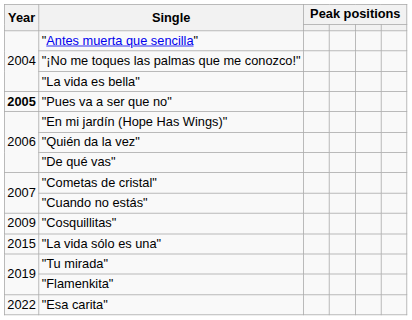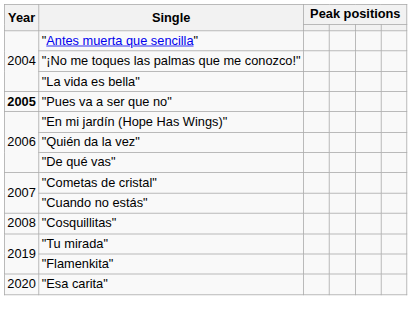(22, 223) 2009 -> (22, 223) 2008
- row: (101, 243)
(22, 304) 2022 -> (22, 284) 2020
